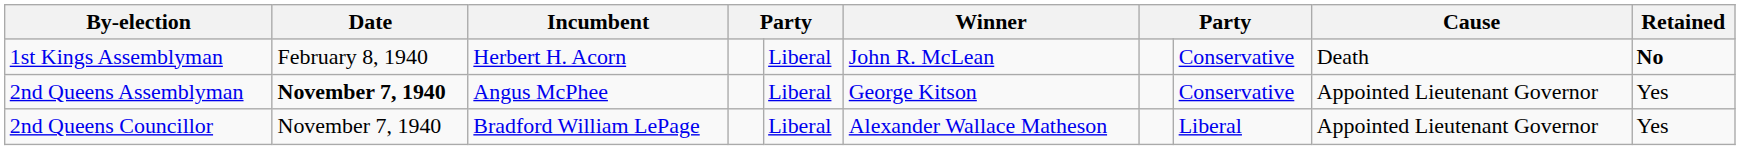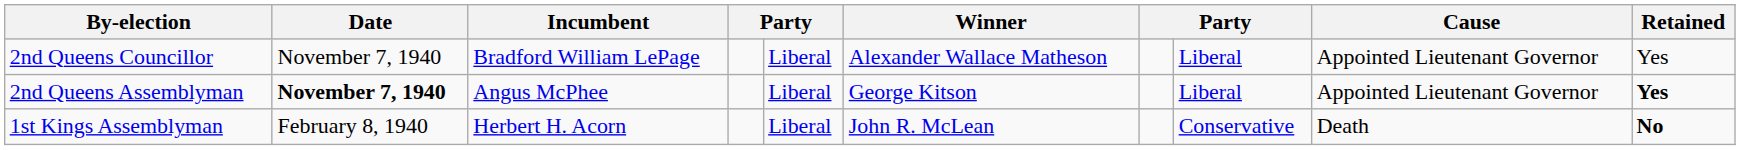rows swapped: (111, 126) <-> (116, 56)
(1236, 91) Conservative -> (1210, 91) Liberal
(1653, 91) normal -> (1652, 91) bold
